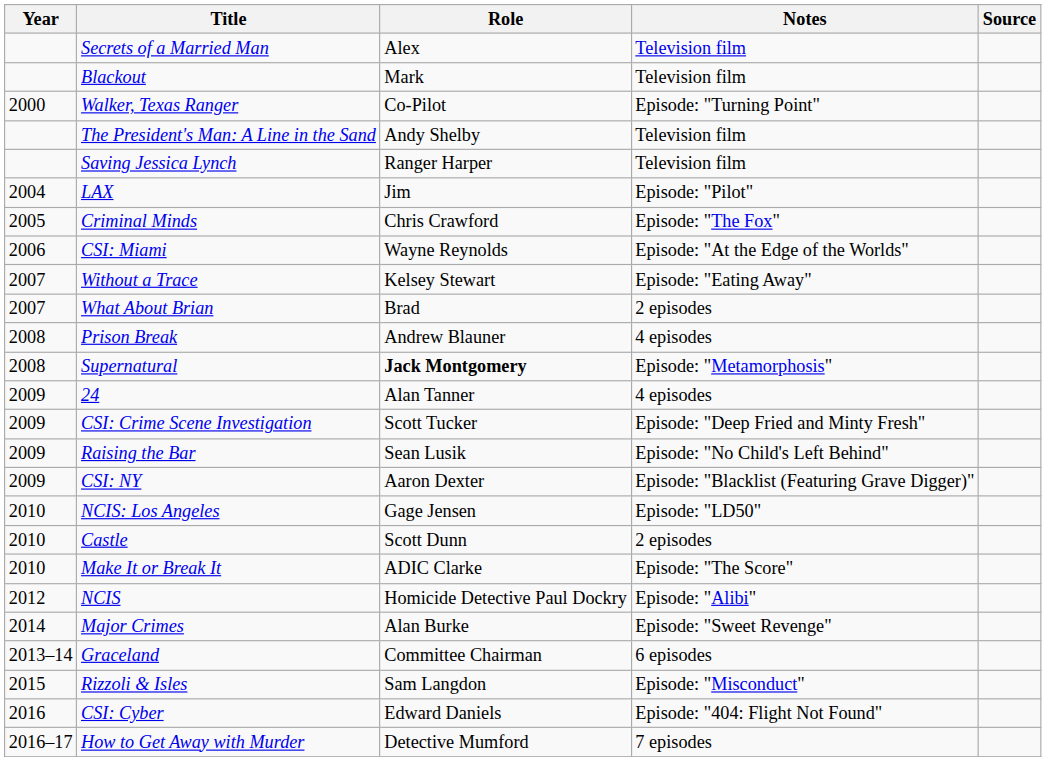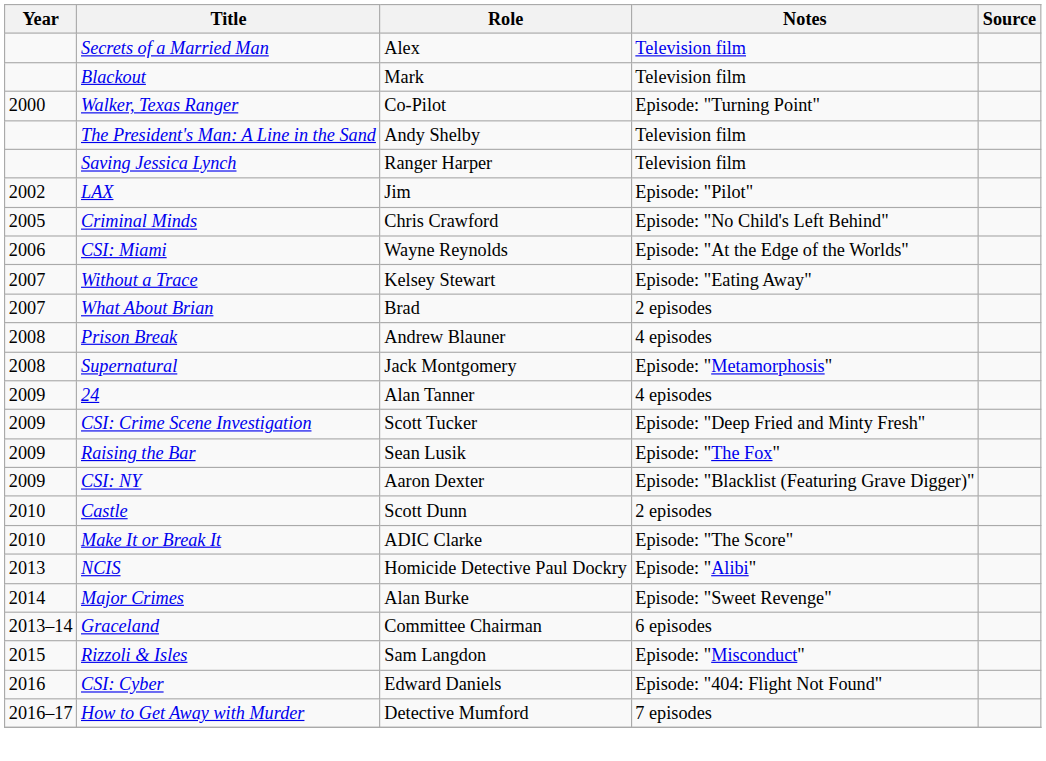(27, 192) 2004 -> (27, 192) 2002
(708, 221) Episode: "The Fox" -> (762, 221) Episode: "No Child's Left Behind"
(455, 366) bold -> (450, 366) normal
(762, 452) Episode: "No Child's Left Behind" -> (708, 452) Episode: "The Fox"
- row: (150, 510)
(27, 597) 2012 -> (27, 568) 2013
